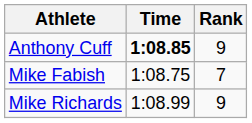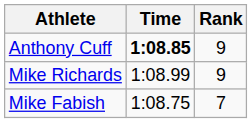rows swapped: (57, 76) <-> (65, 104)
